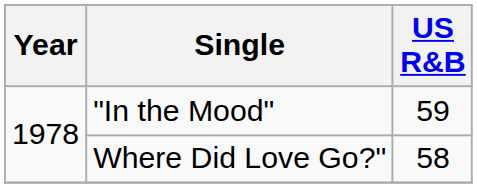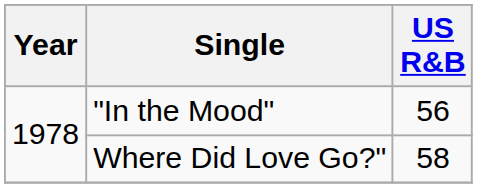(433, 110) 59 -> (433, 110) 56
